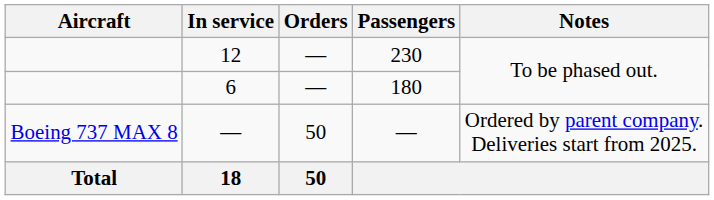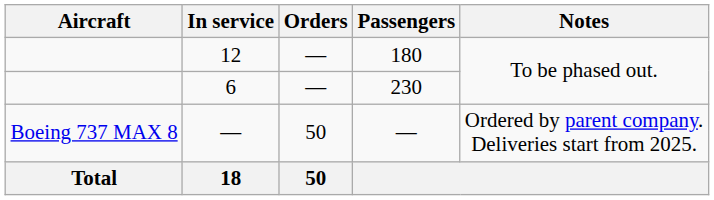(406, 54) 230 -> (406, 54) 180
(406, 87) 180 -> (406, 87) 230
